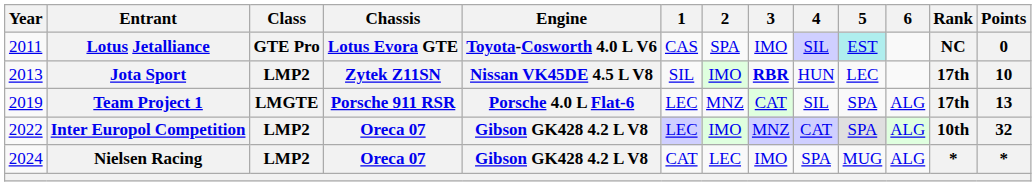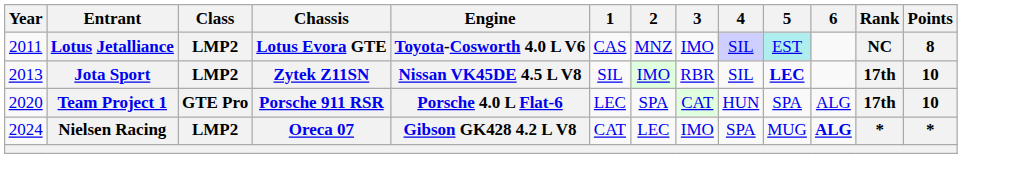(287, 46) GTE Pro -> (215, 46) LMP2
(725, 46) SPA -> (653, 46) MNZ
(1004, 46) 0 -> (930, 46) 8
(771, 74) bold -> (697, 74) normal
(816, 74) HUN -> (741, 74) SIL
(862, 74) normal -> (787, 74) bold
(26, 102) 2019 -> (26, 102) 2020
(287, 102) LMGTE -> (215, 102) GTE Pro
(725, 102) MNZ -> (653, 102) SPA
(816, 102) SIL -> (741, 102) HUN
(1004, 102) 13 -> (930, 102) 10
- row: (148, 130)
(908, 158) normal -> (833, 130) bold
